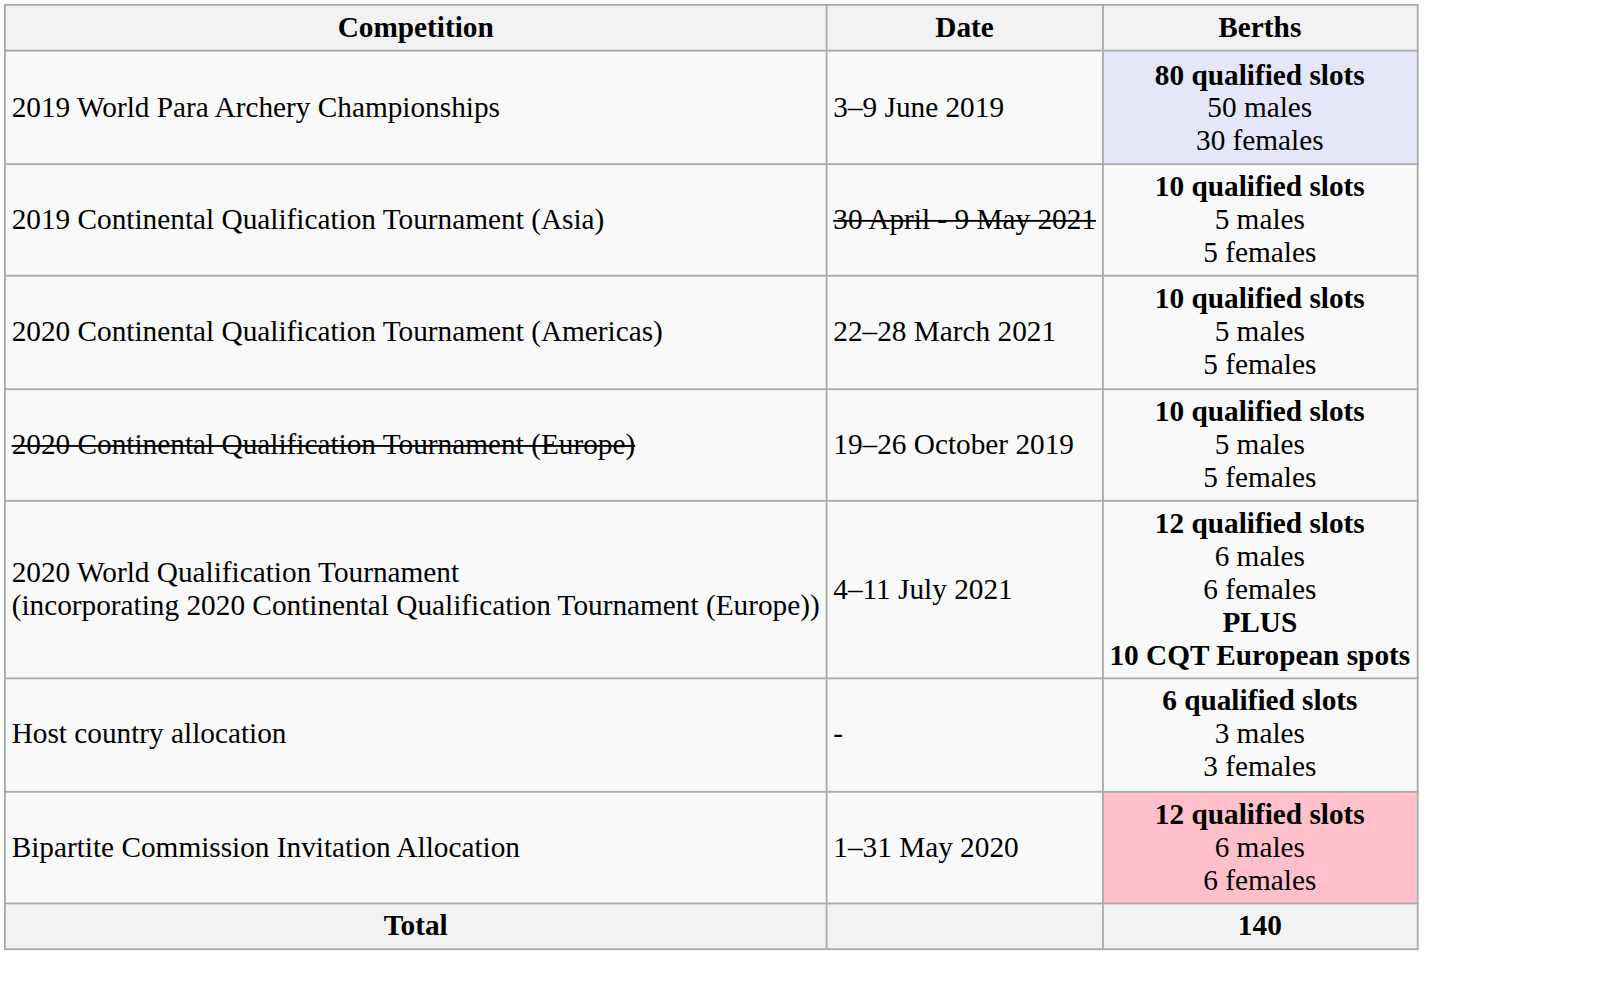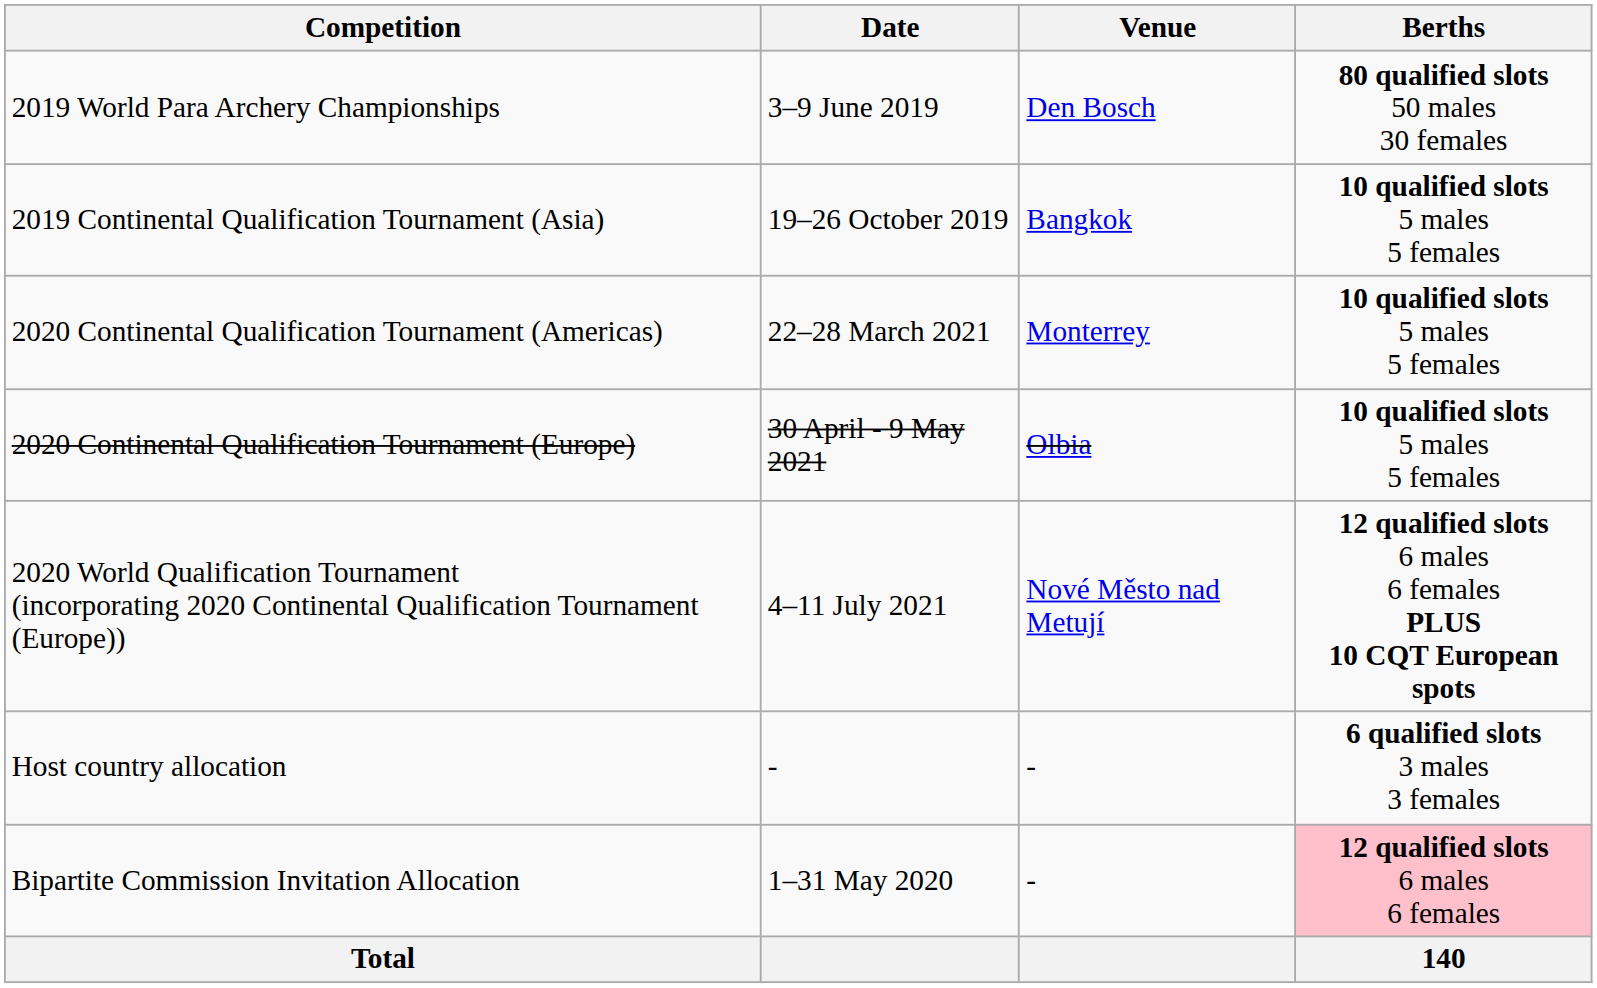+ column: (1158, 27)
(1260, 107) lavender background -> (1444, 107) no background
(965, 219) 30 April - 9 May 2021 -> (888, 219) 19–26 October 2019
(954, 444) 19–26 October 2019 -> (866, 444) 30 April - 9 May 2021
